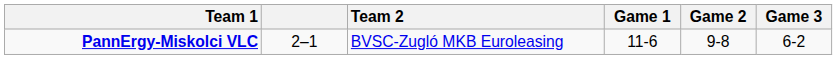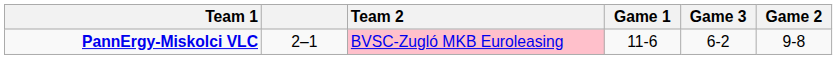columns swapped: (718, 16) <-> (794, 16)
(457, 41) no background -> (457, 41) pink background
